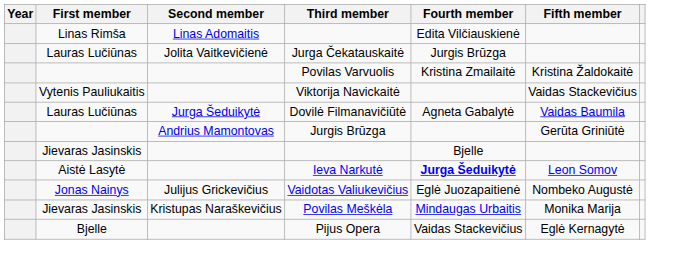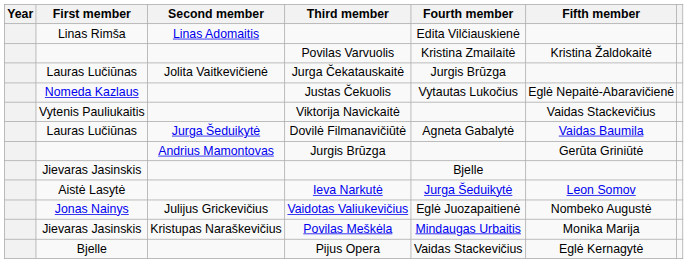rows swapped: (92, 73) <-> (92, 53)
+ row: (92, 92)
(468, 170) bold -> (468, 190) normal
